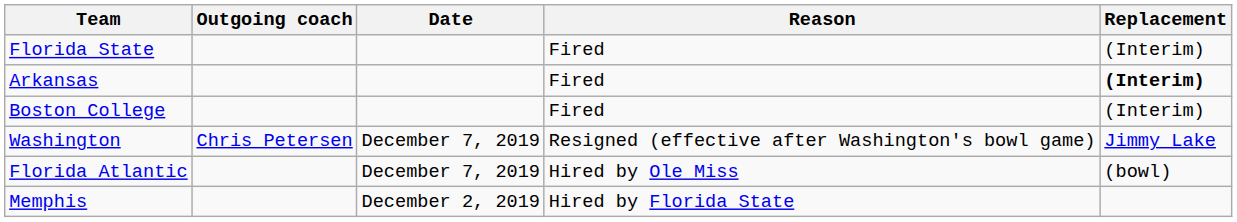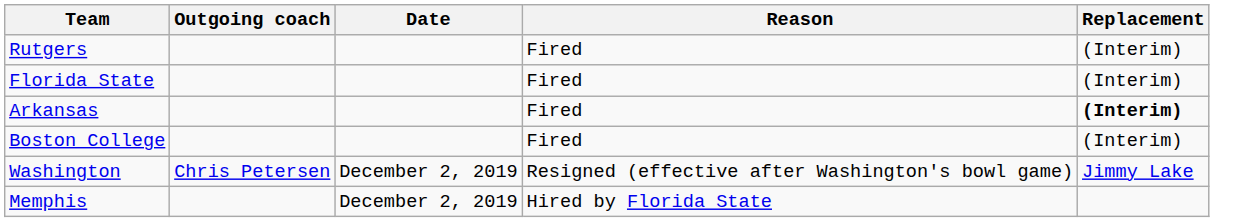+ row: (48, 50)
(451, 141) December 7, 2019 -> (428, 171) December 2, 2019
- row: (98, 171)
